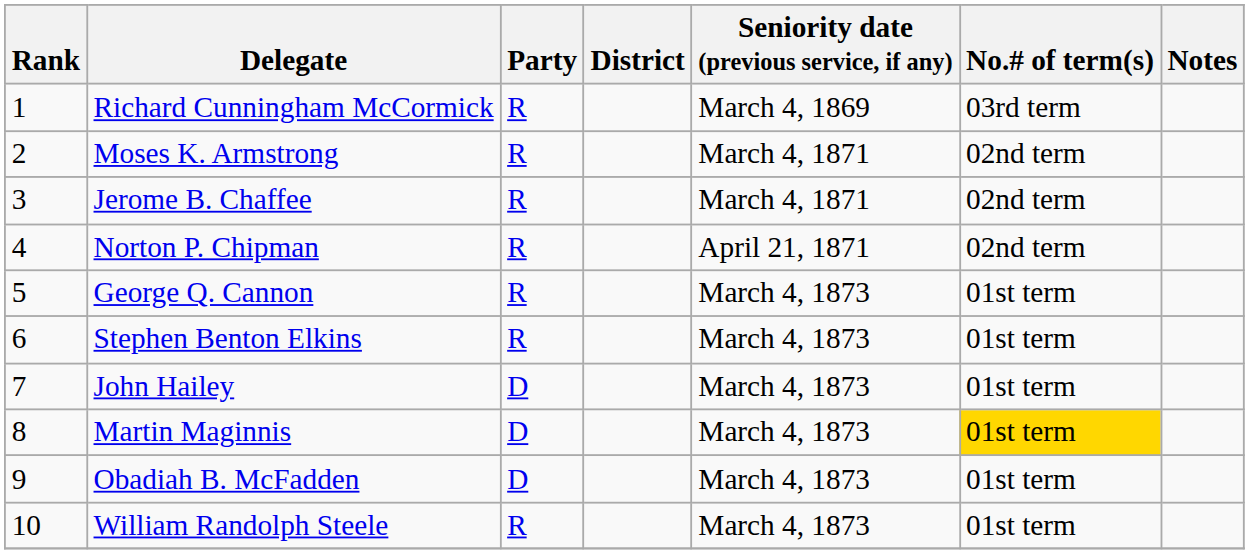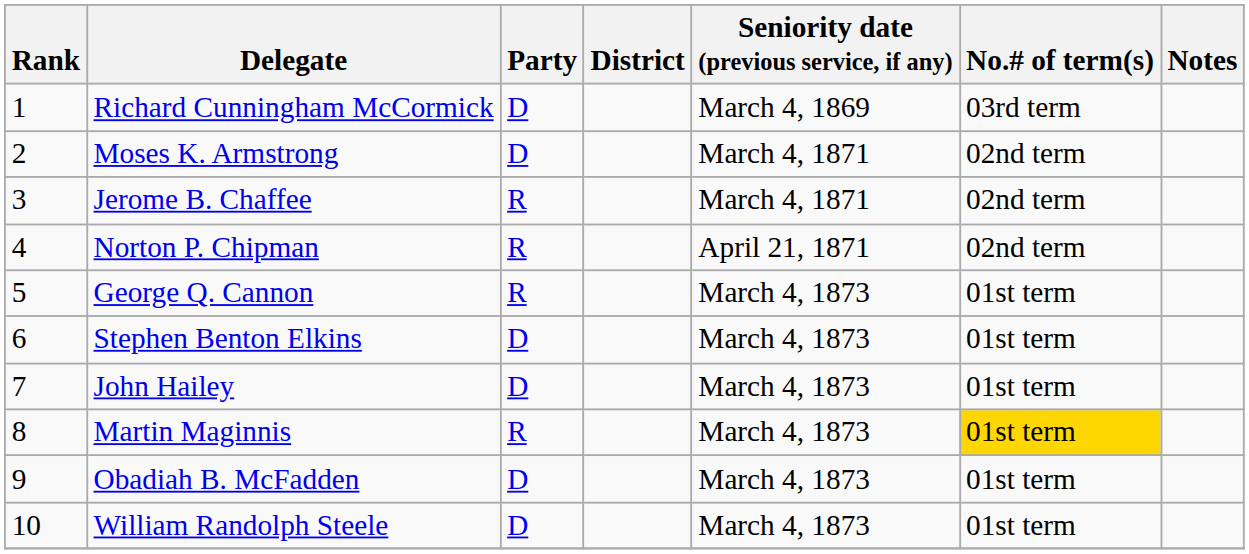(517, 107) R -> (518, 107) D
(517, 153) R -> (518, 153) D
(517, 339) R -> (518, 339) D
(518, 432) D -> (517, 432) R
(517, 525) R -> (518, 525) D
